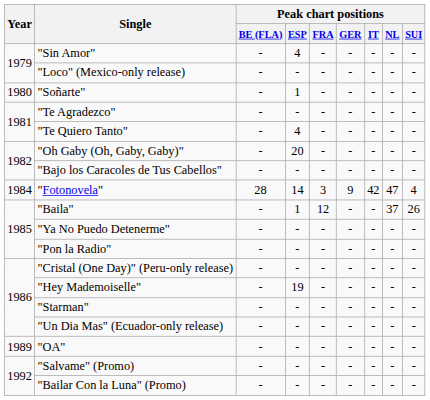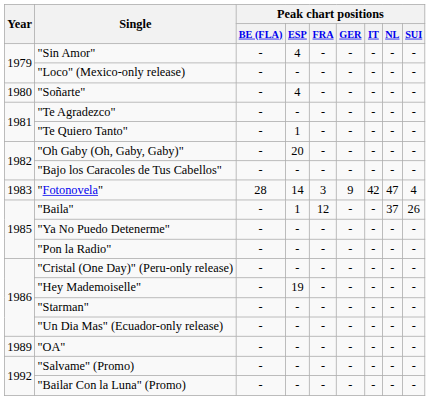(297, 92) 1 -> (297, 92) 4
(297, 131) 4 -> (297, 131) 1
(20, 190) 1984 -> (20, 190) 1983
